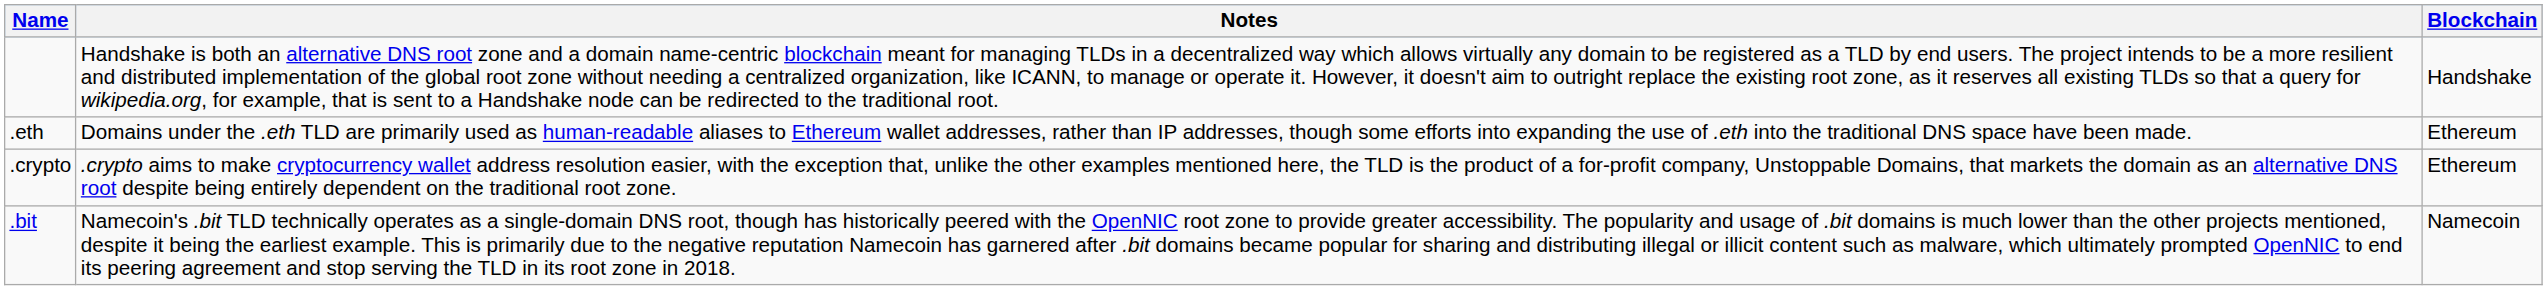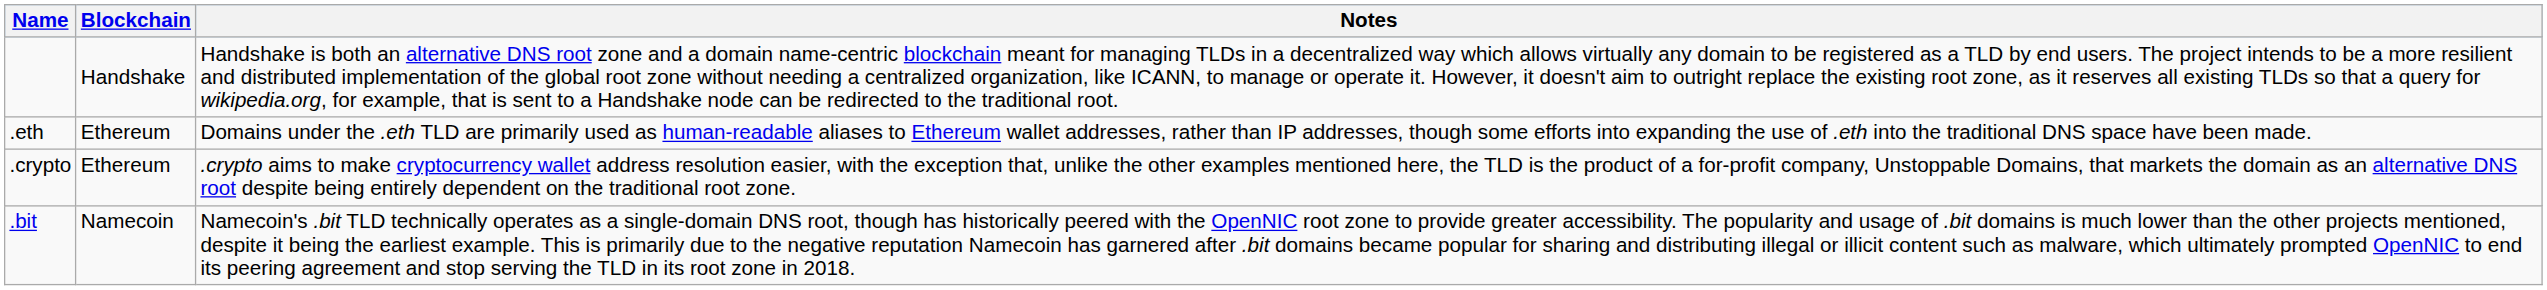columns swapped: (2482, 20) <-> (1249, 20)
